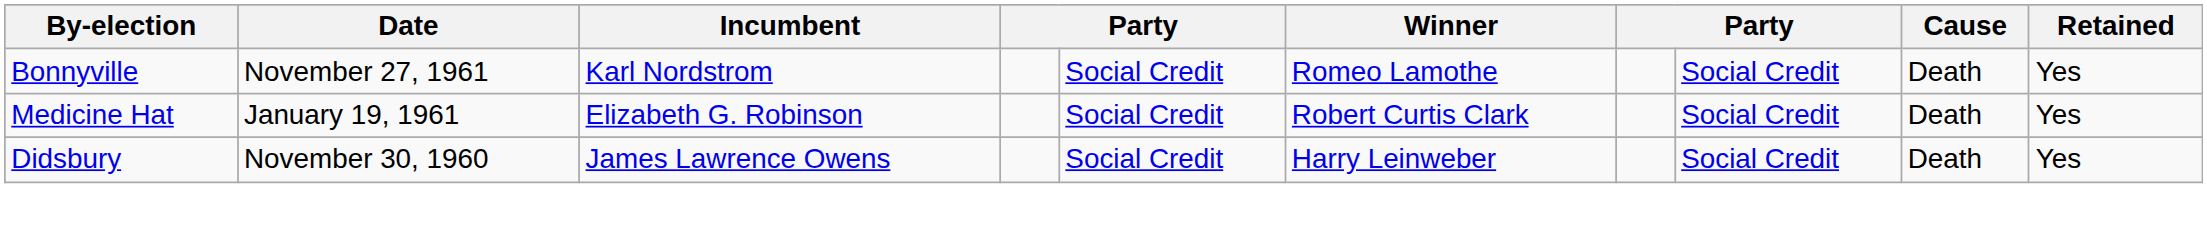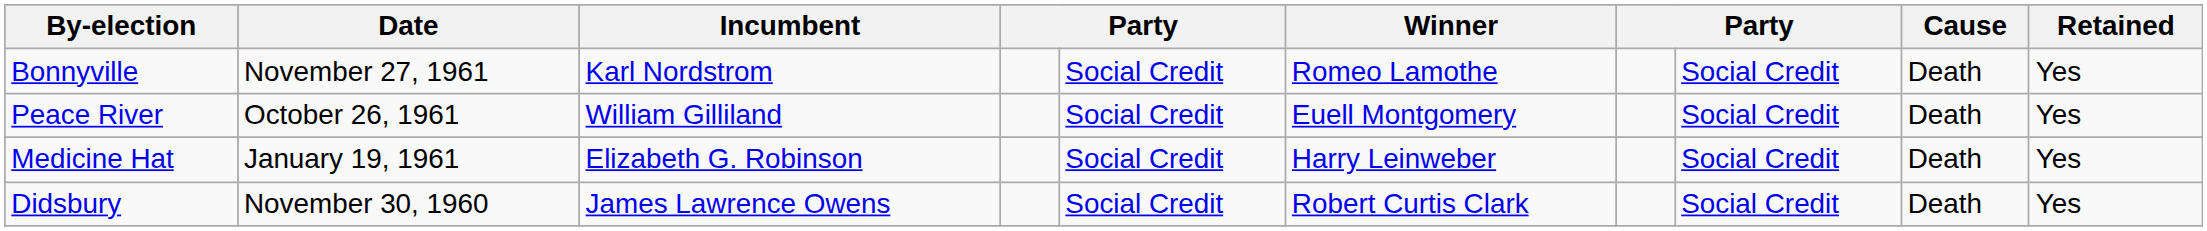+ row: (87, 114)
(1410, 114) Robert Curtis Clark -> (1394, 159) Harry Leinweber
(1394, 159) Harry Leinweber -> (1410, 203) Robert Curtis Clark
